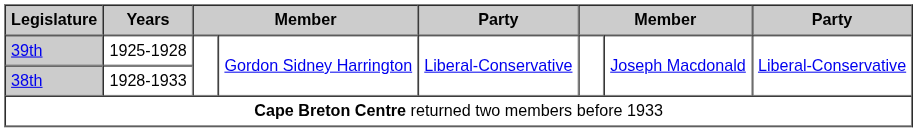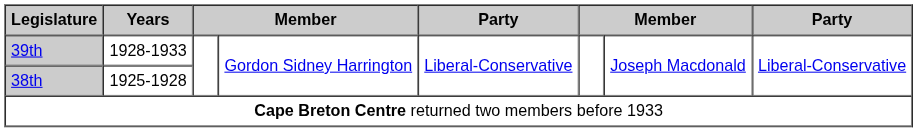(148, 50) 1925-1928 -> (148, 50) 1928-1933
(148, 80) 1928-1933 -> (148, 80) 1925-1928
